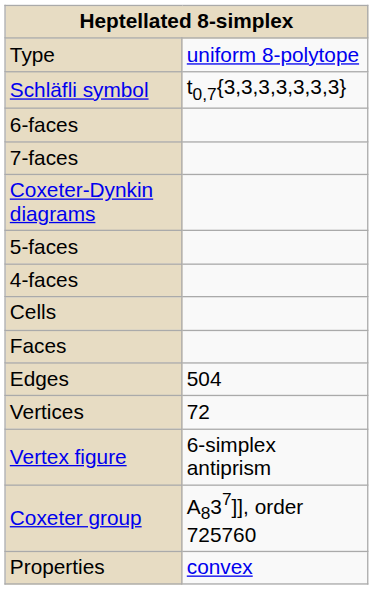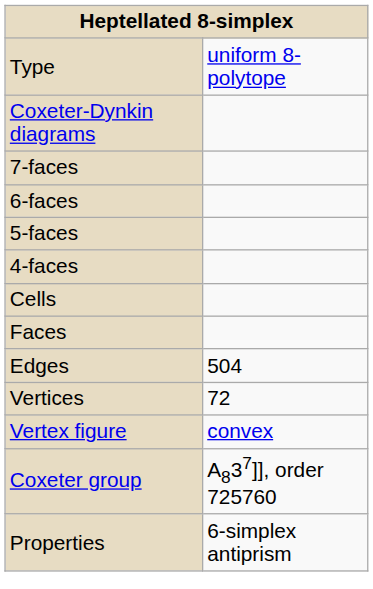- row: (79, 89)
rows swapped: (82, 202) <-> (44, 124)
(231, 456) 6-simplex antiprism -> (240, 431) convex
(220, 567) convex -> (252, 542) 6-simplex antiprism
